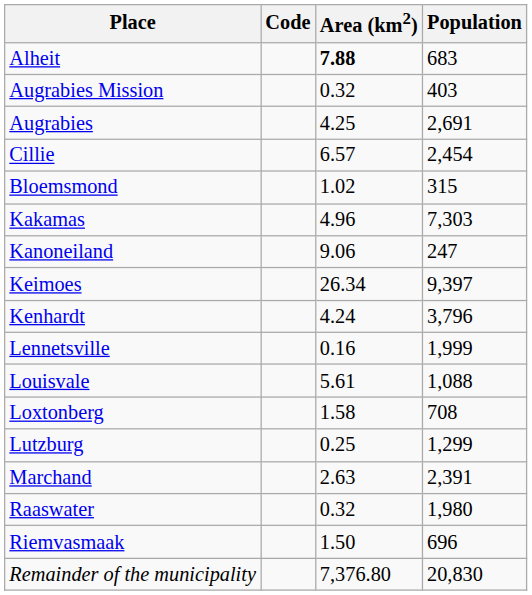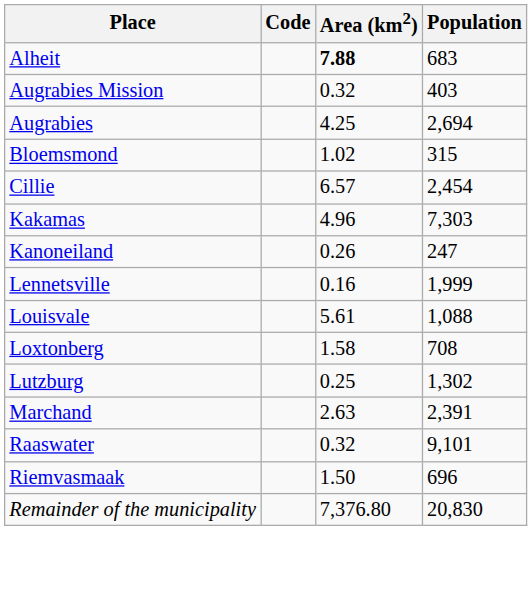(450, 122) 2,691 -> (450, 122) 2,694
rows swapped: (64, 187) <-> (32, 155)
(338, 251) 9.06 -> (338, 251) 0.26
- row: (45, 283)
- row: (47, 316)
(450, 445) 1,299 -> (450, 380) 1,302
(450, 509) 1,980 -> (450, 445) 9,101
